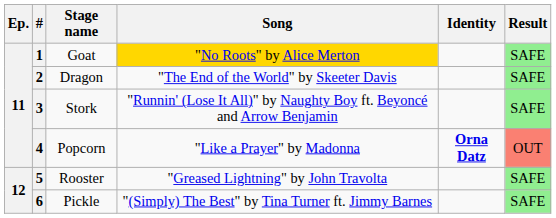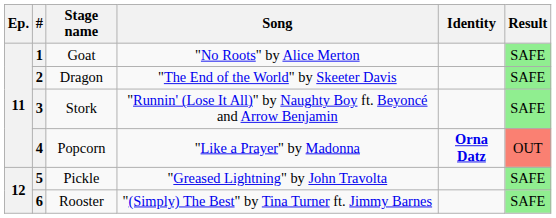(277, 54) gold background -> (277, 54) no background
(81, 178) Rooster -> (81, 178) Pickle
(81, 201) Pickle -> (81, 201) Rooster
